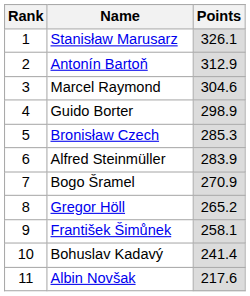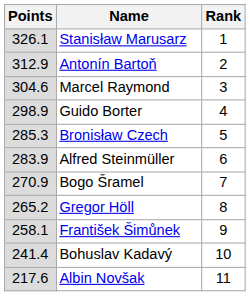columns swapped: (26, 16) <-> (219, 16)
